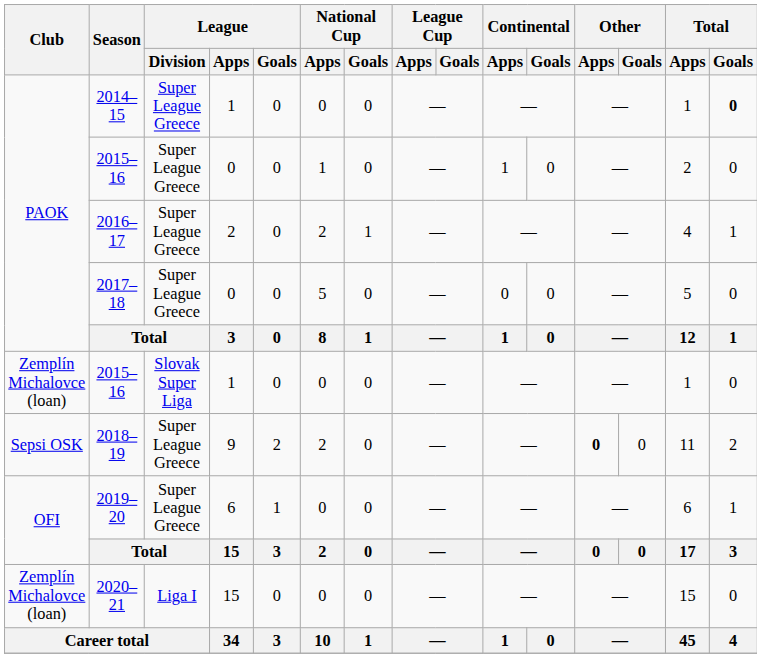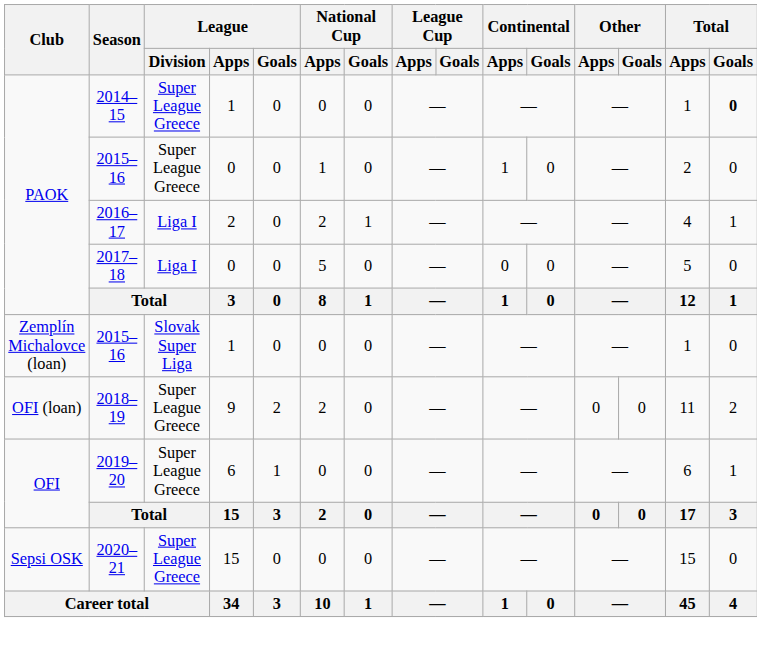(177, 231) Super League Greece -> (177, 221) Liga I
(177, 293) Super League Greece -> (177, 266) Liga I
(47, 444) Sepsi OSK -> (47, 408) OFI (loan)
(596, 444) bold -> (596, 408) normal
(47, 595) Zemplín Michalovce (loan) -> (47, 559) Sepsi OSK
(177, 595) Liga I -> (177, 559) Super League Greece
